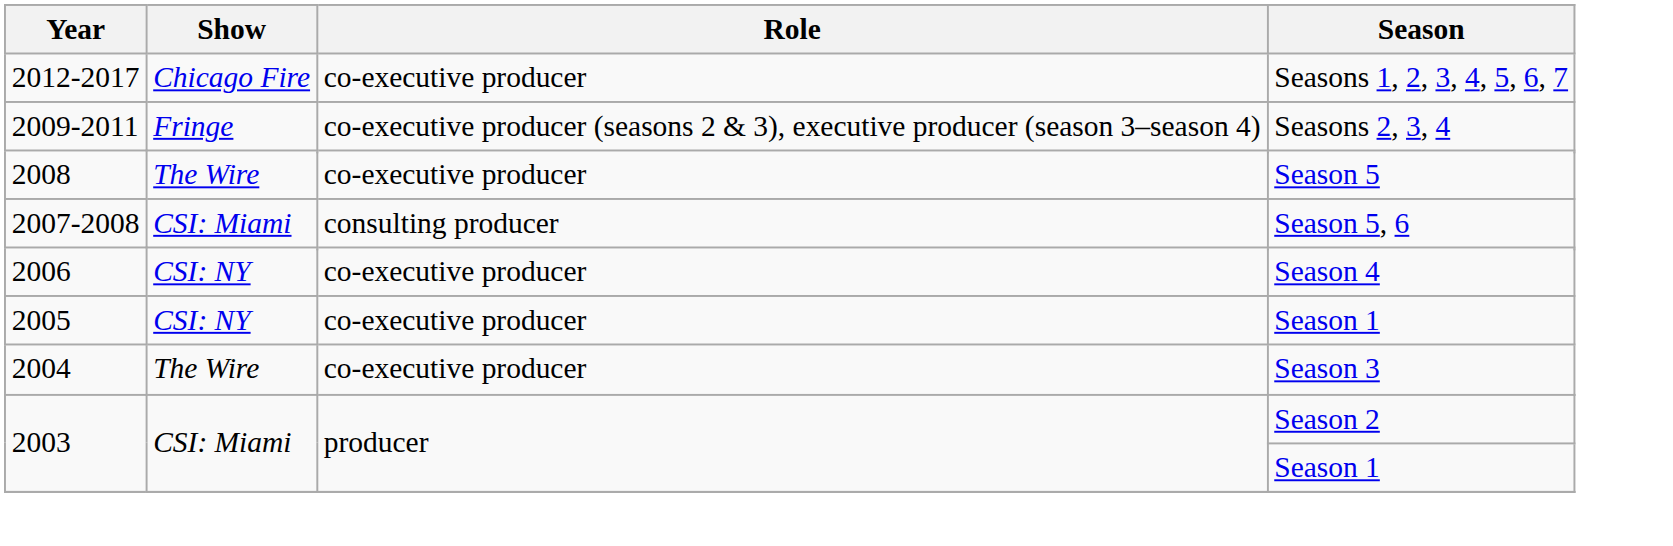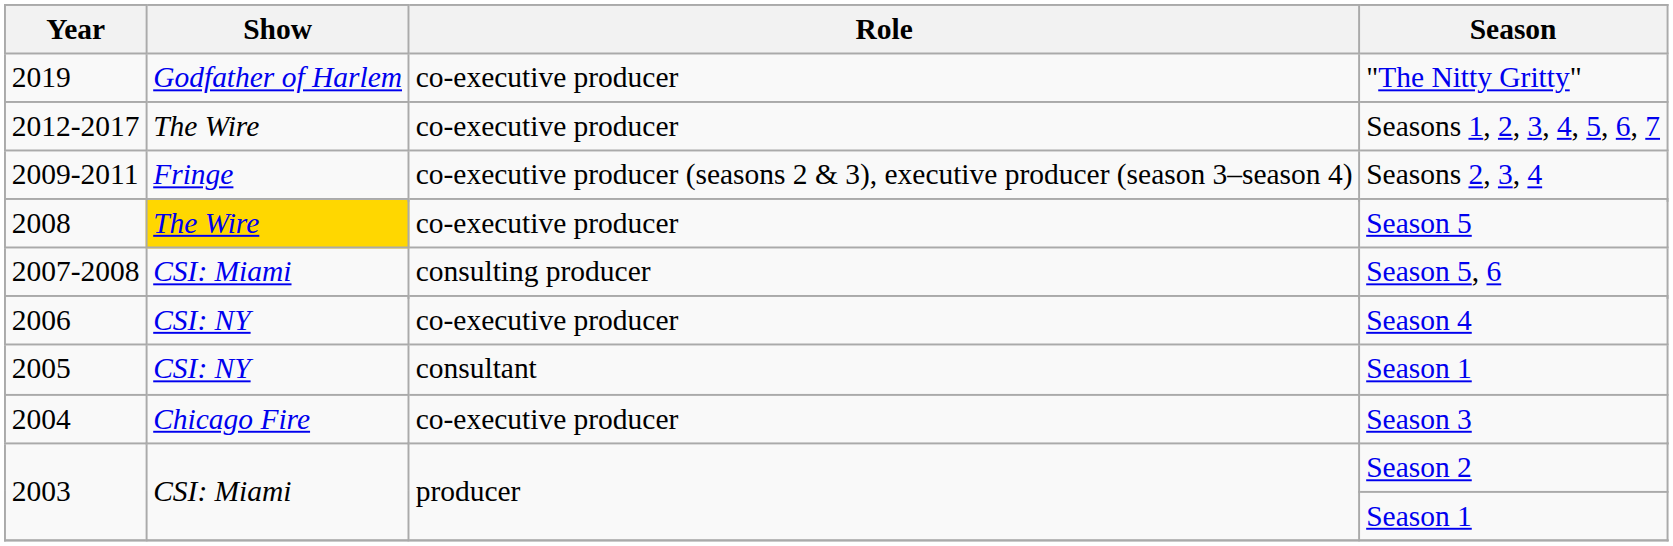+ row: (41, 77)
(232, 77) Chicago Fire -> (206, 126) The Wire
(206, 174) no background -> (206, 223) gold background
(455, 320) co-executive producer -> (476, 369) consultant
(206, 369) The Wire -> (232, 417) Chicago Fire
